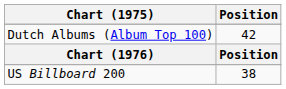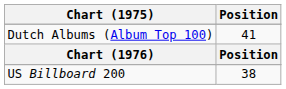(249, 34) 42 -> (249, 34) 41
